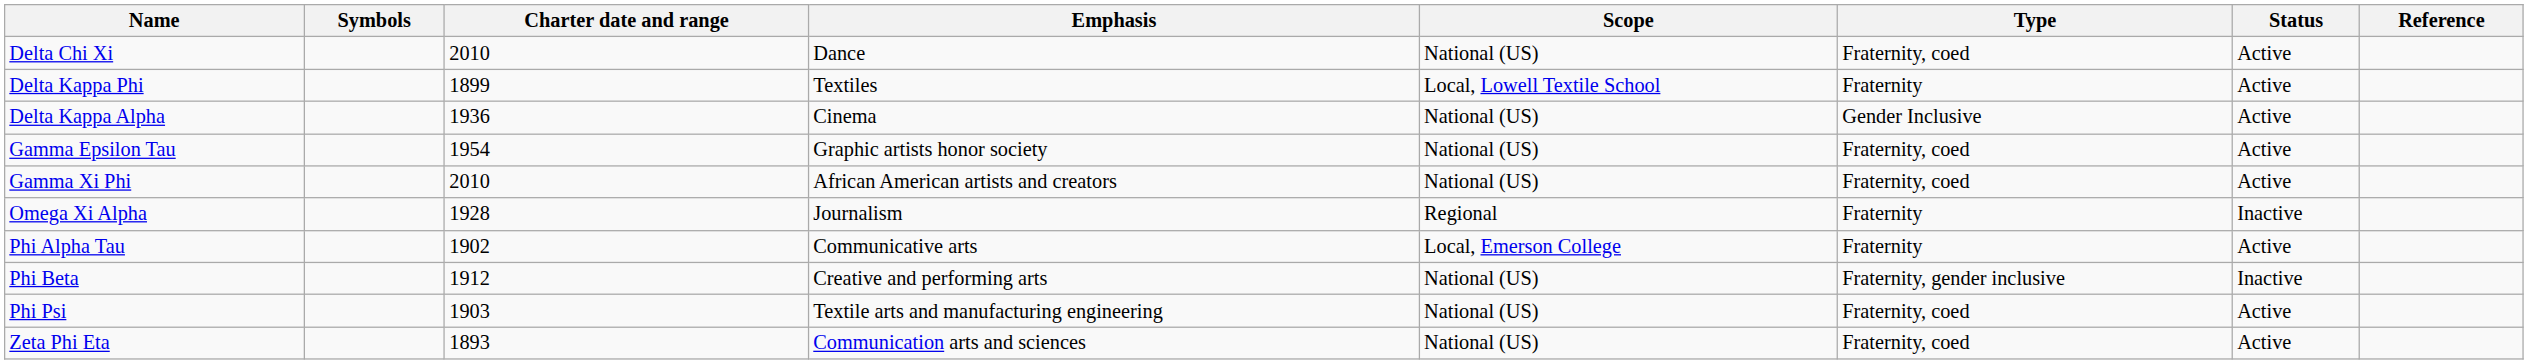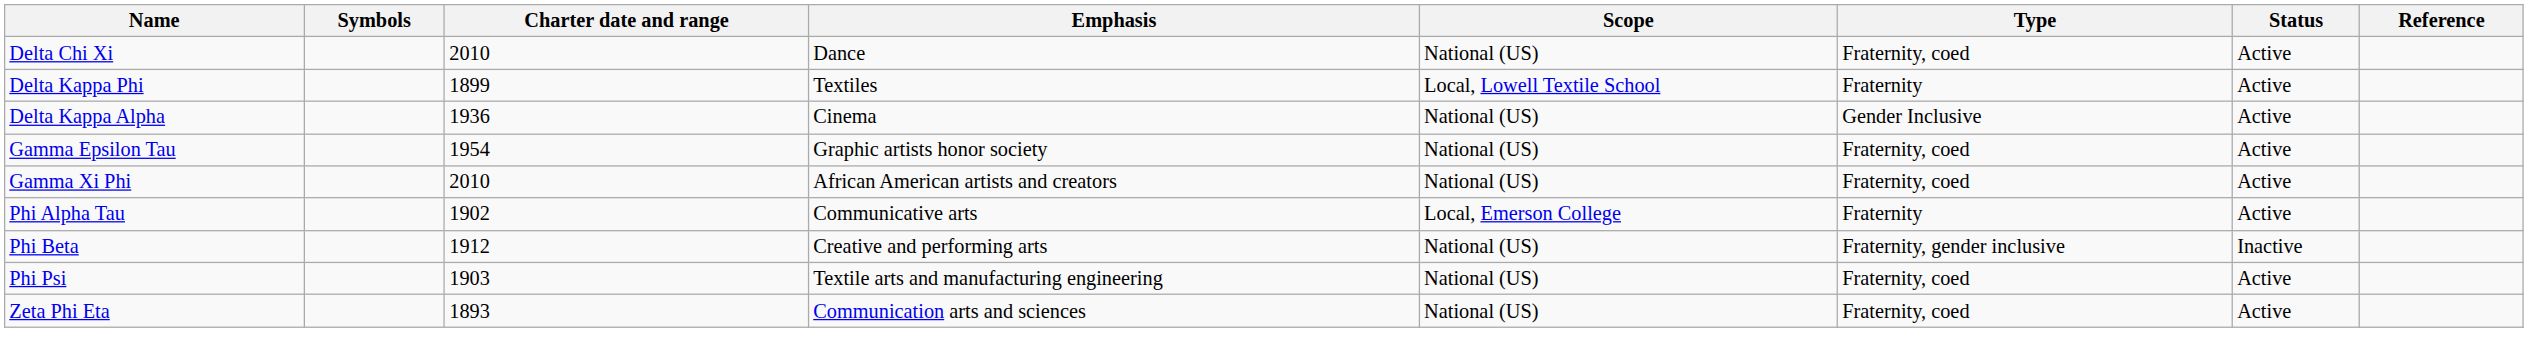- row: (78, 213)
